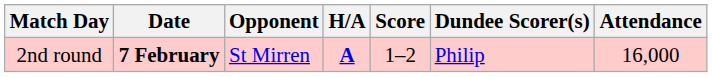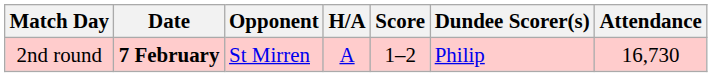(347, 54) bold -> (347, 54) normal
(651, 54) 16,000 -> (651, 54) 16,730
